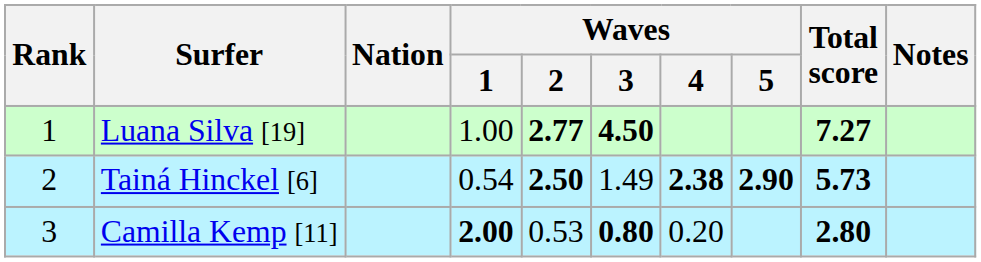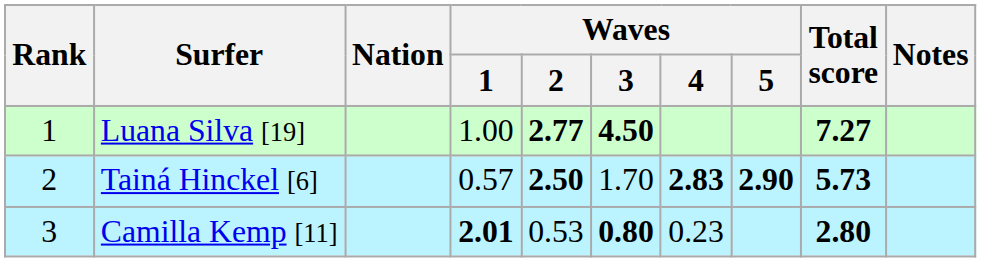(486, 180) 0.54 -> (486, 180) 0.57
(626, 180) 1.49 -> (626, 180) 1.70
(696, 180) 2.38 -> (696, 180) 2.83
(486, 230) 2.00 -> (486, 230) 2.01
(696, 230) 0.20 -> (696, 230) 0.23
